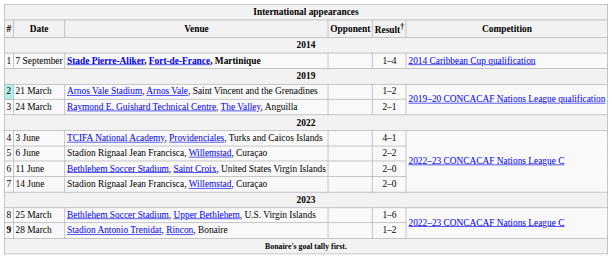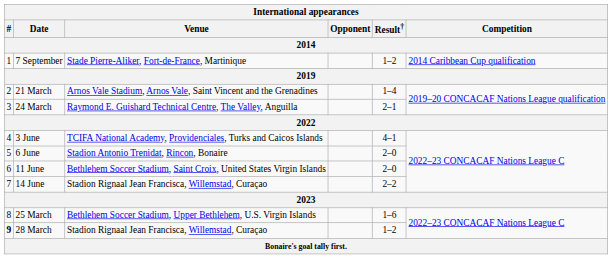(164, 61) bold -> (157, 61) normal
(389, 61) 1–4 -> (389, 61) 1–2
(9, 92) paleturquoise background -> (9, 92) no background
(389, 92) 1–2 -> (389, 92) 1–4
(167, 154) Stadion Rignaal Jean Francisca, Willemstad, Curaçao -> (147, 154) Stadion Antonio Trenidat, Rincon, Bonaire
(389, 154) 2–2 -> (389, 154) 2–0
(389, 184) 2–0 -> (389, 184) 2–2
(147, 231) Stadion Antonio Trenidat, Rincon, Bonaire -> (167, 231) Stadion Rignaal Jean Francisca, Willemstad, Curaçao
